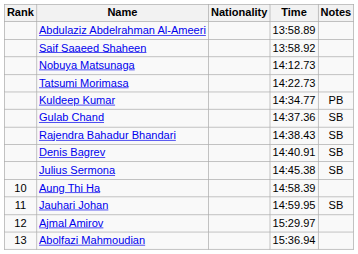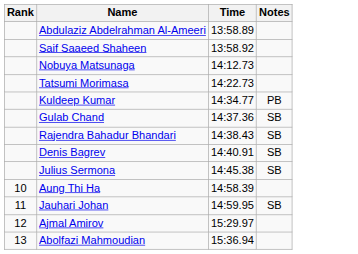- column: (239, 13)
